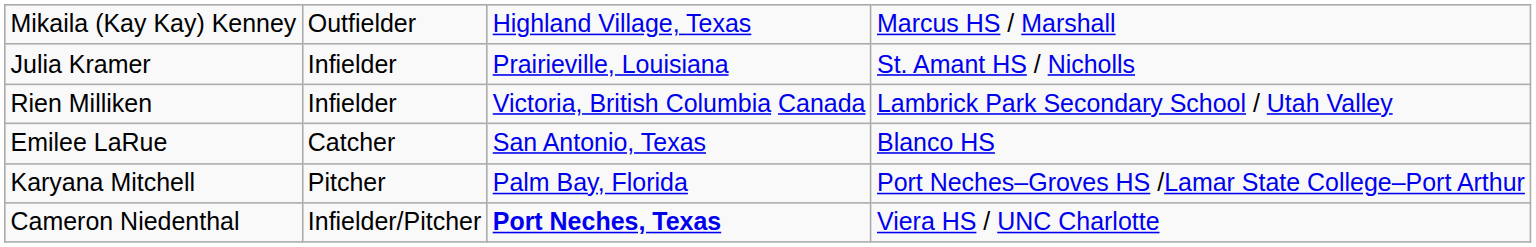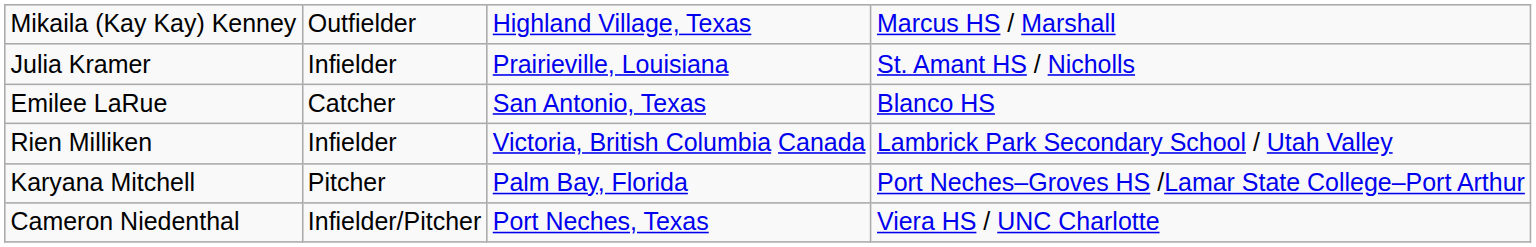rows swapped: (89, 143) <-> (81, 103)
(607, 222) bold -> (601, 222) normal
